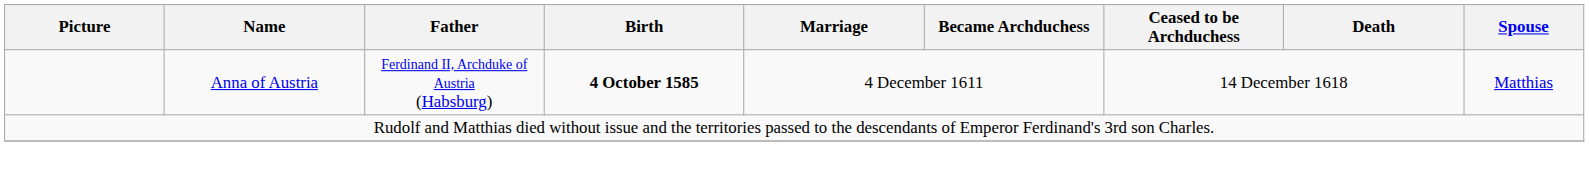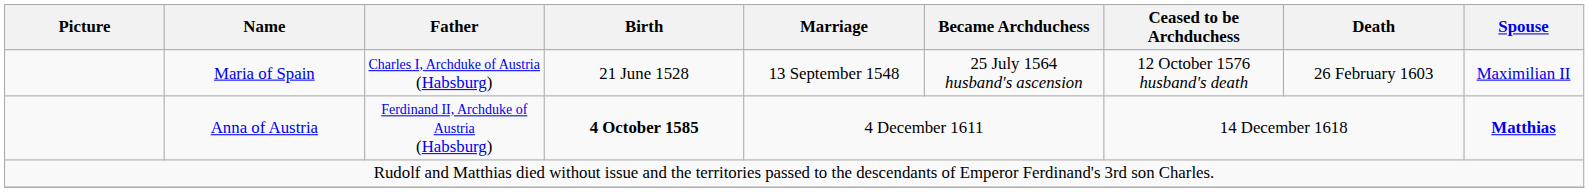+ row: (264, 72)
(1524, 82) normal -> (1524, 127) bold
